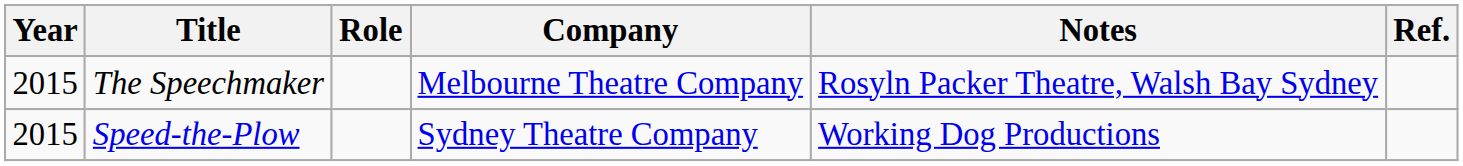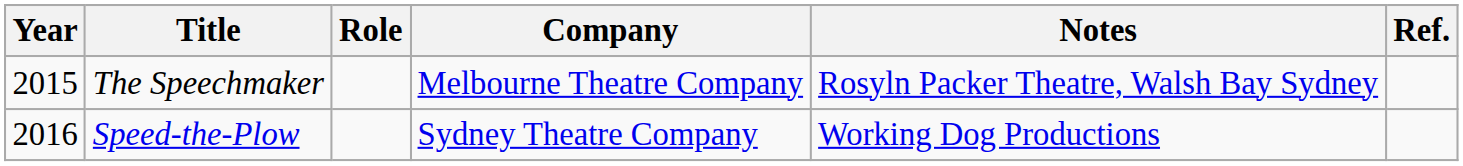(45, 133) 2015 -> (45, 133) 2016
